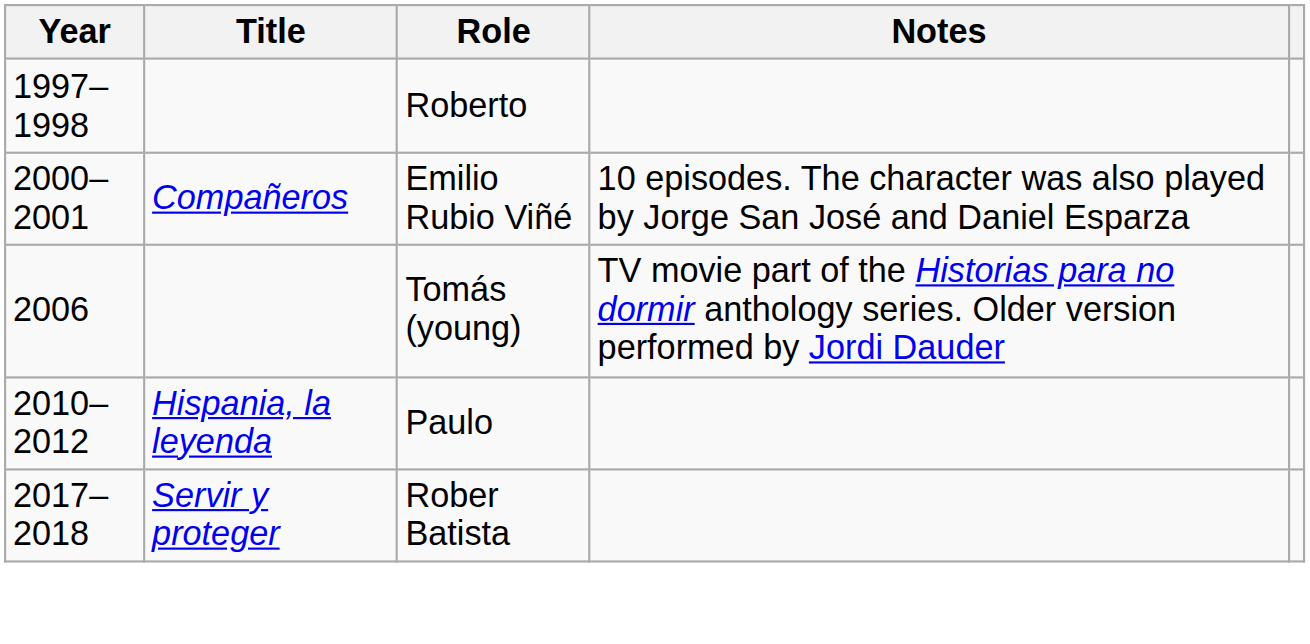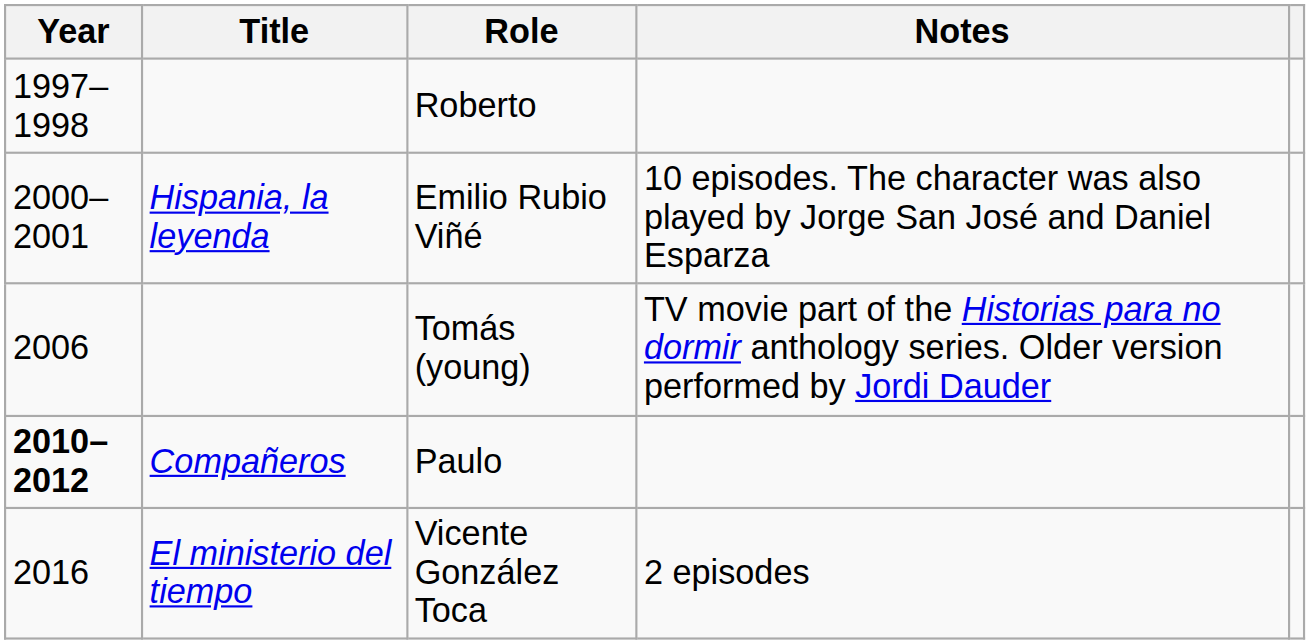(250, 198) Compañeros -> (239, 217) Hispania, la leyenda
(61, 422) normal -> (61, 460) bold
(242, 422) Hispania, la leyenda -> (248, 460) Compañeros
+ row: (487, 572)
- row: (458, 515)
